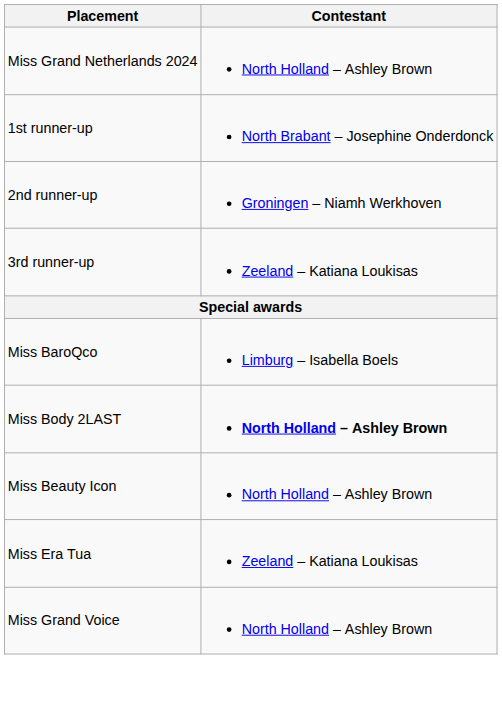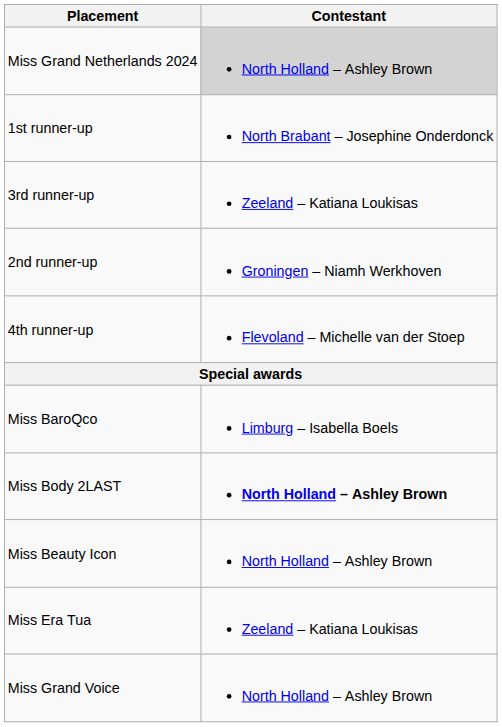(349, 69) no background -> (349, 69) lightgrey background
rows swapped: (53, 195) <-> (51, 262)
+ row: (51, 329)
